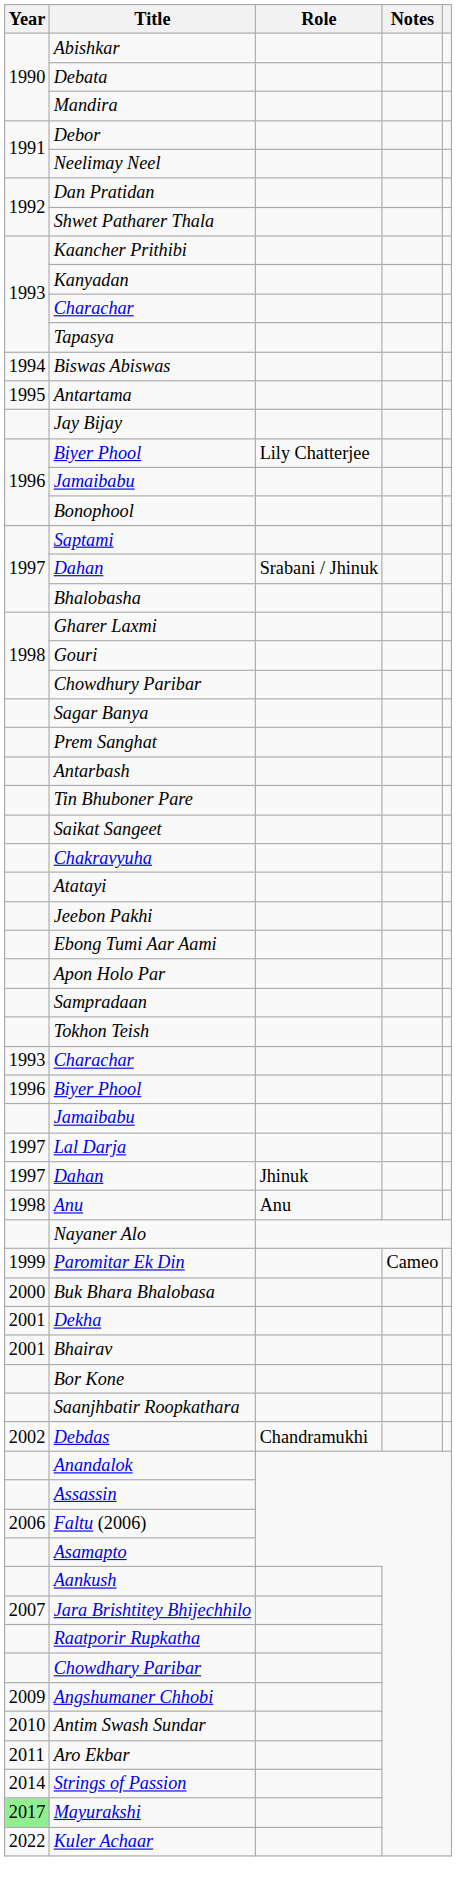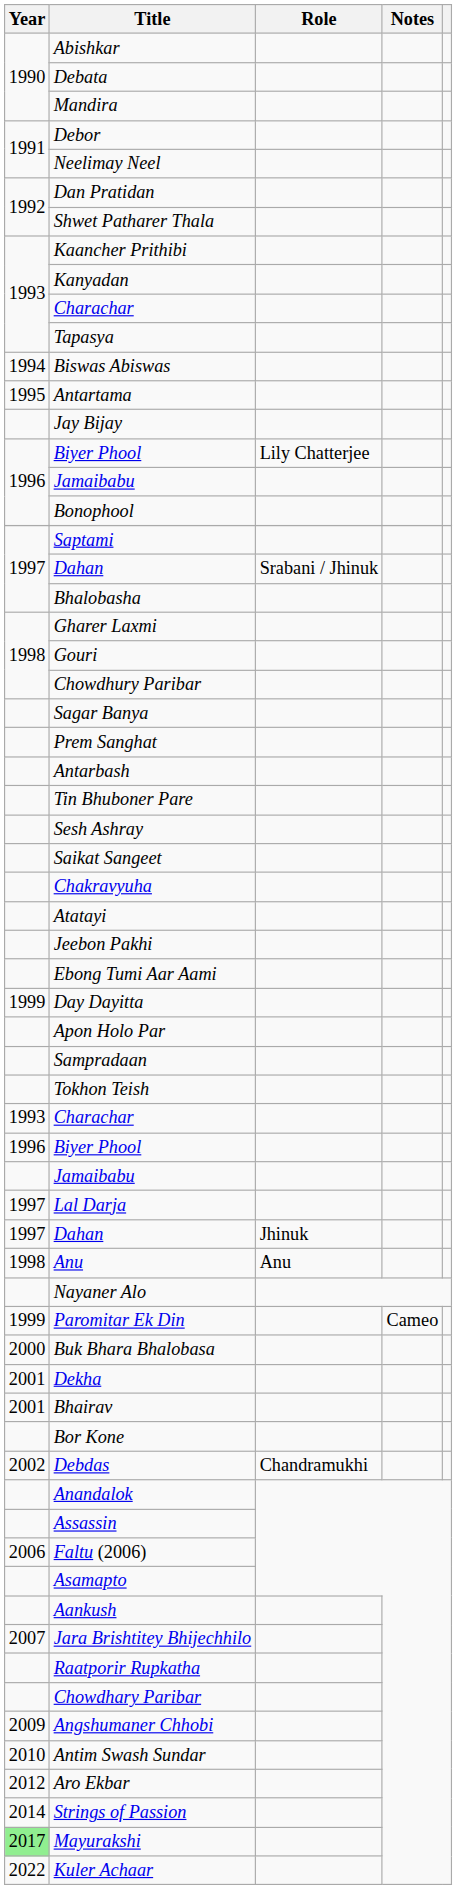+ row: (98, 828)
+ row: (98, 1002)
- row: (147, 1407)
(27, 1754) 2011 -> (27, 1783) 2012
